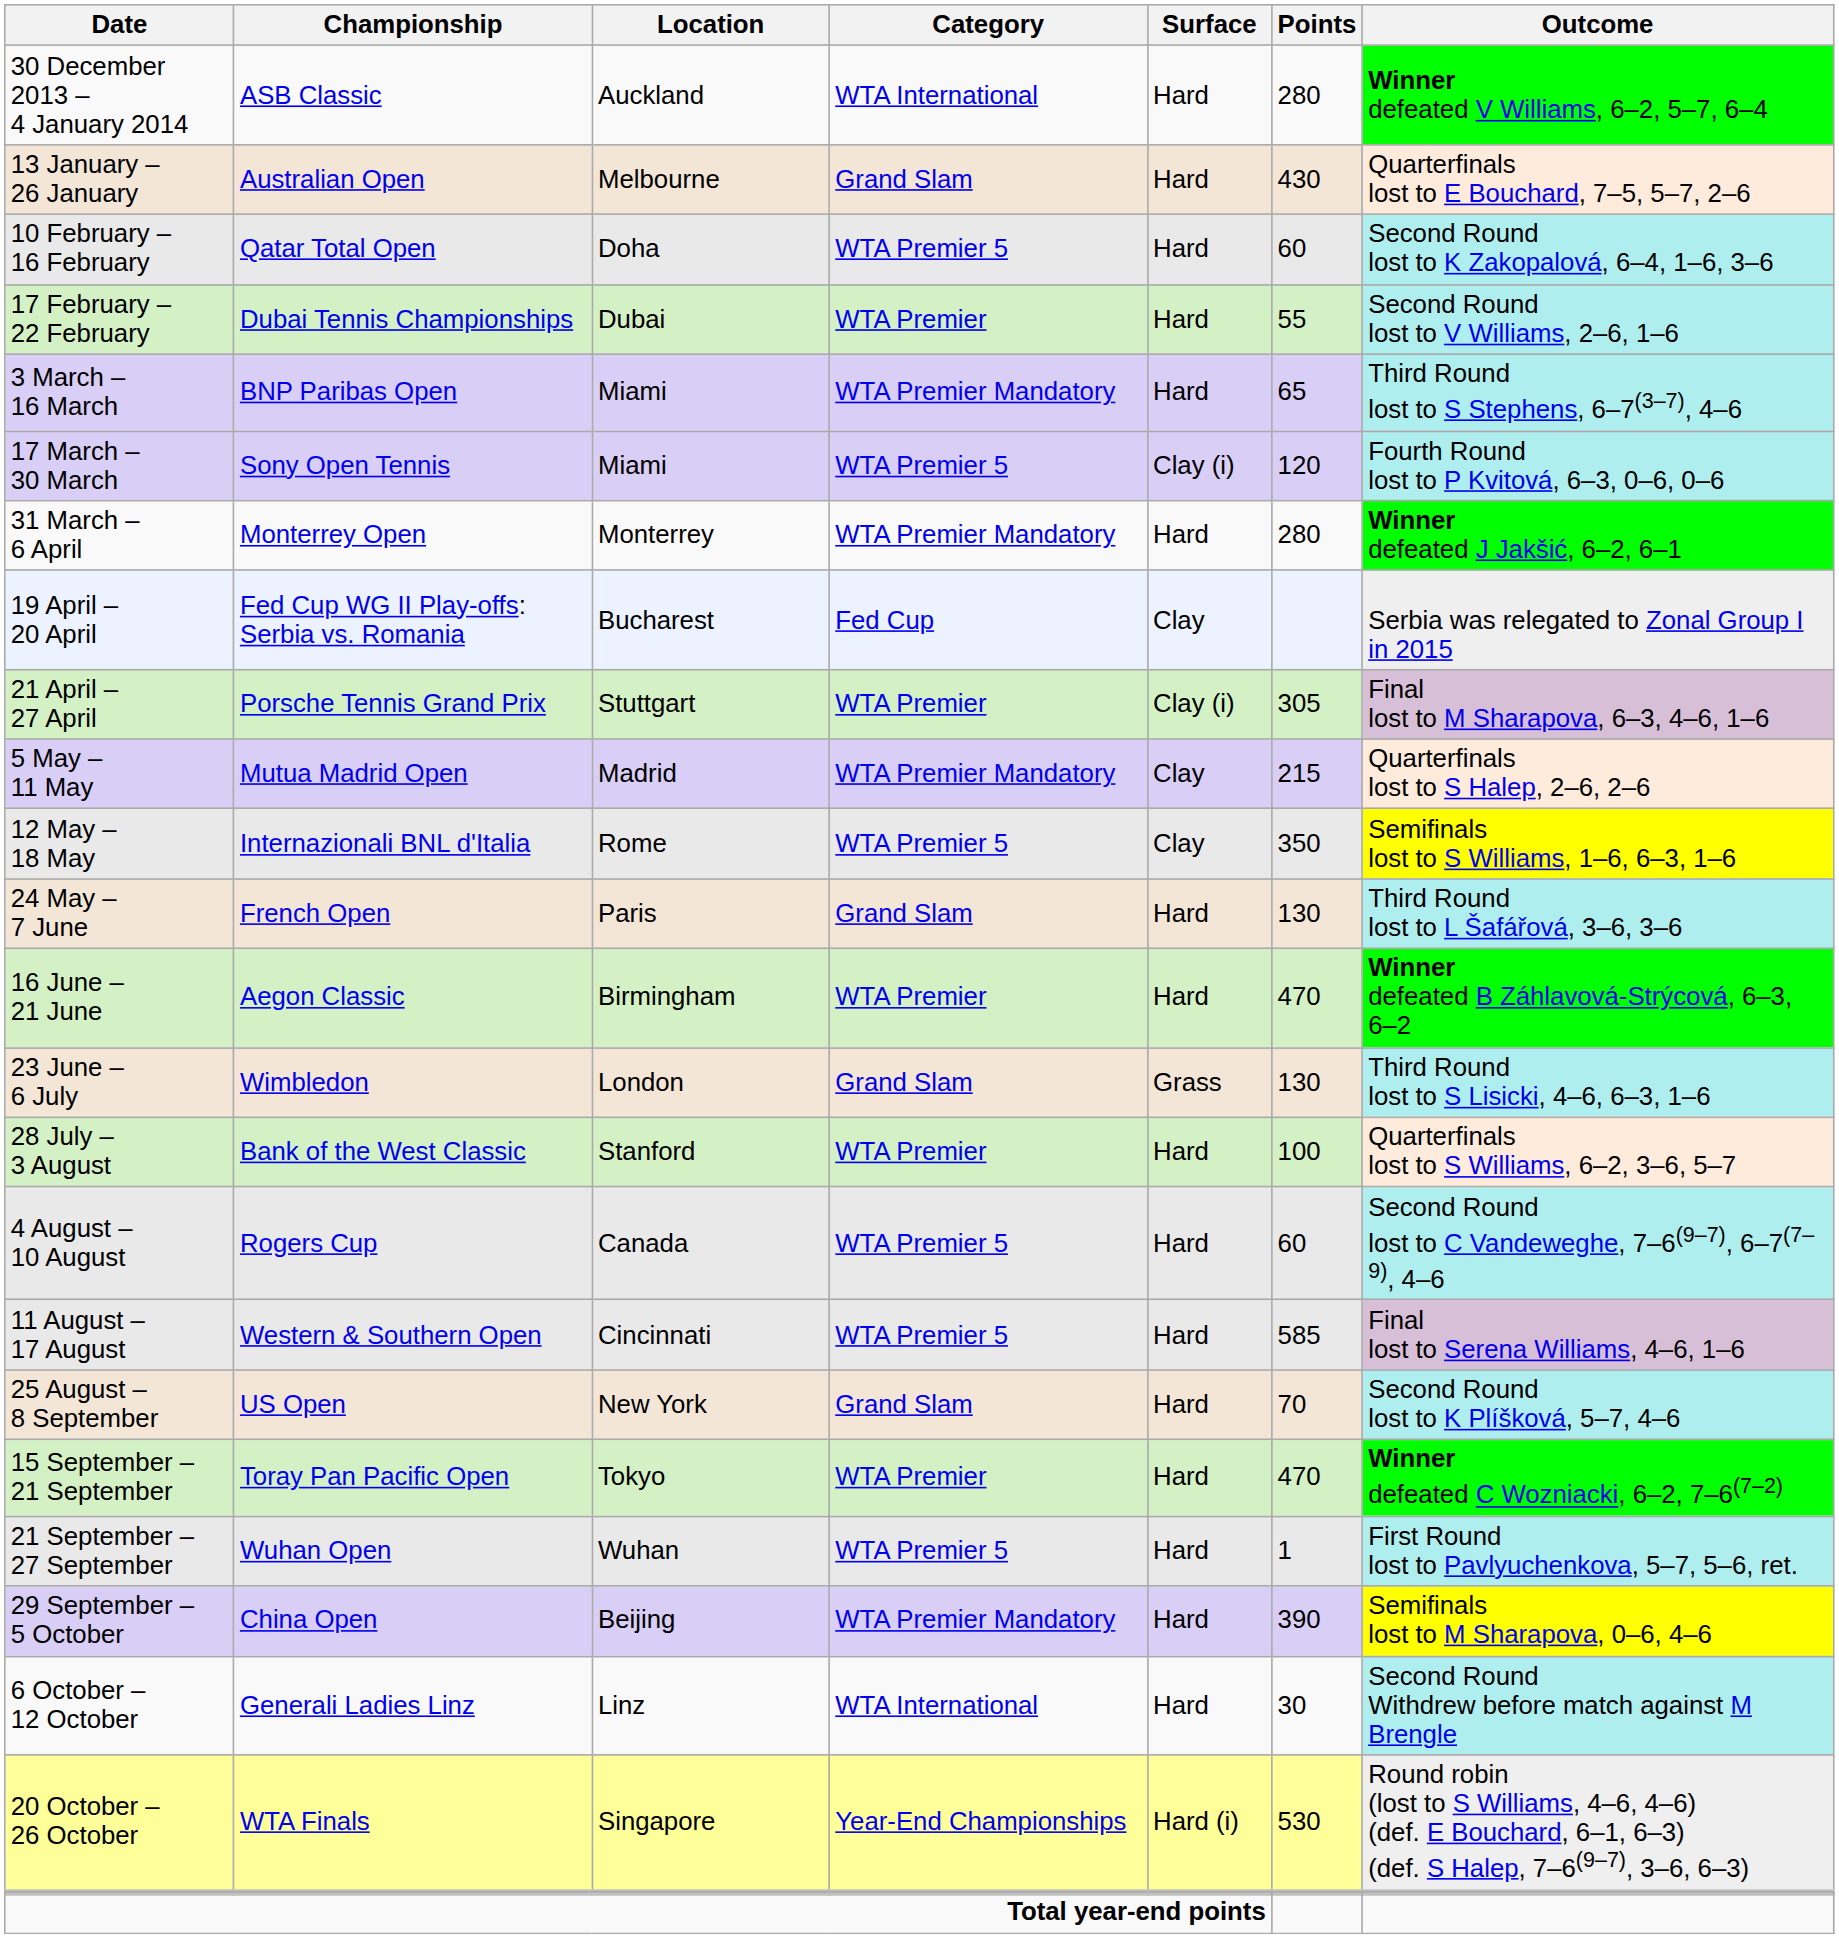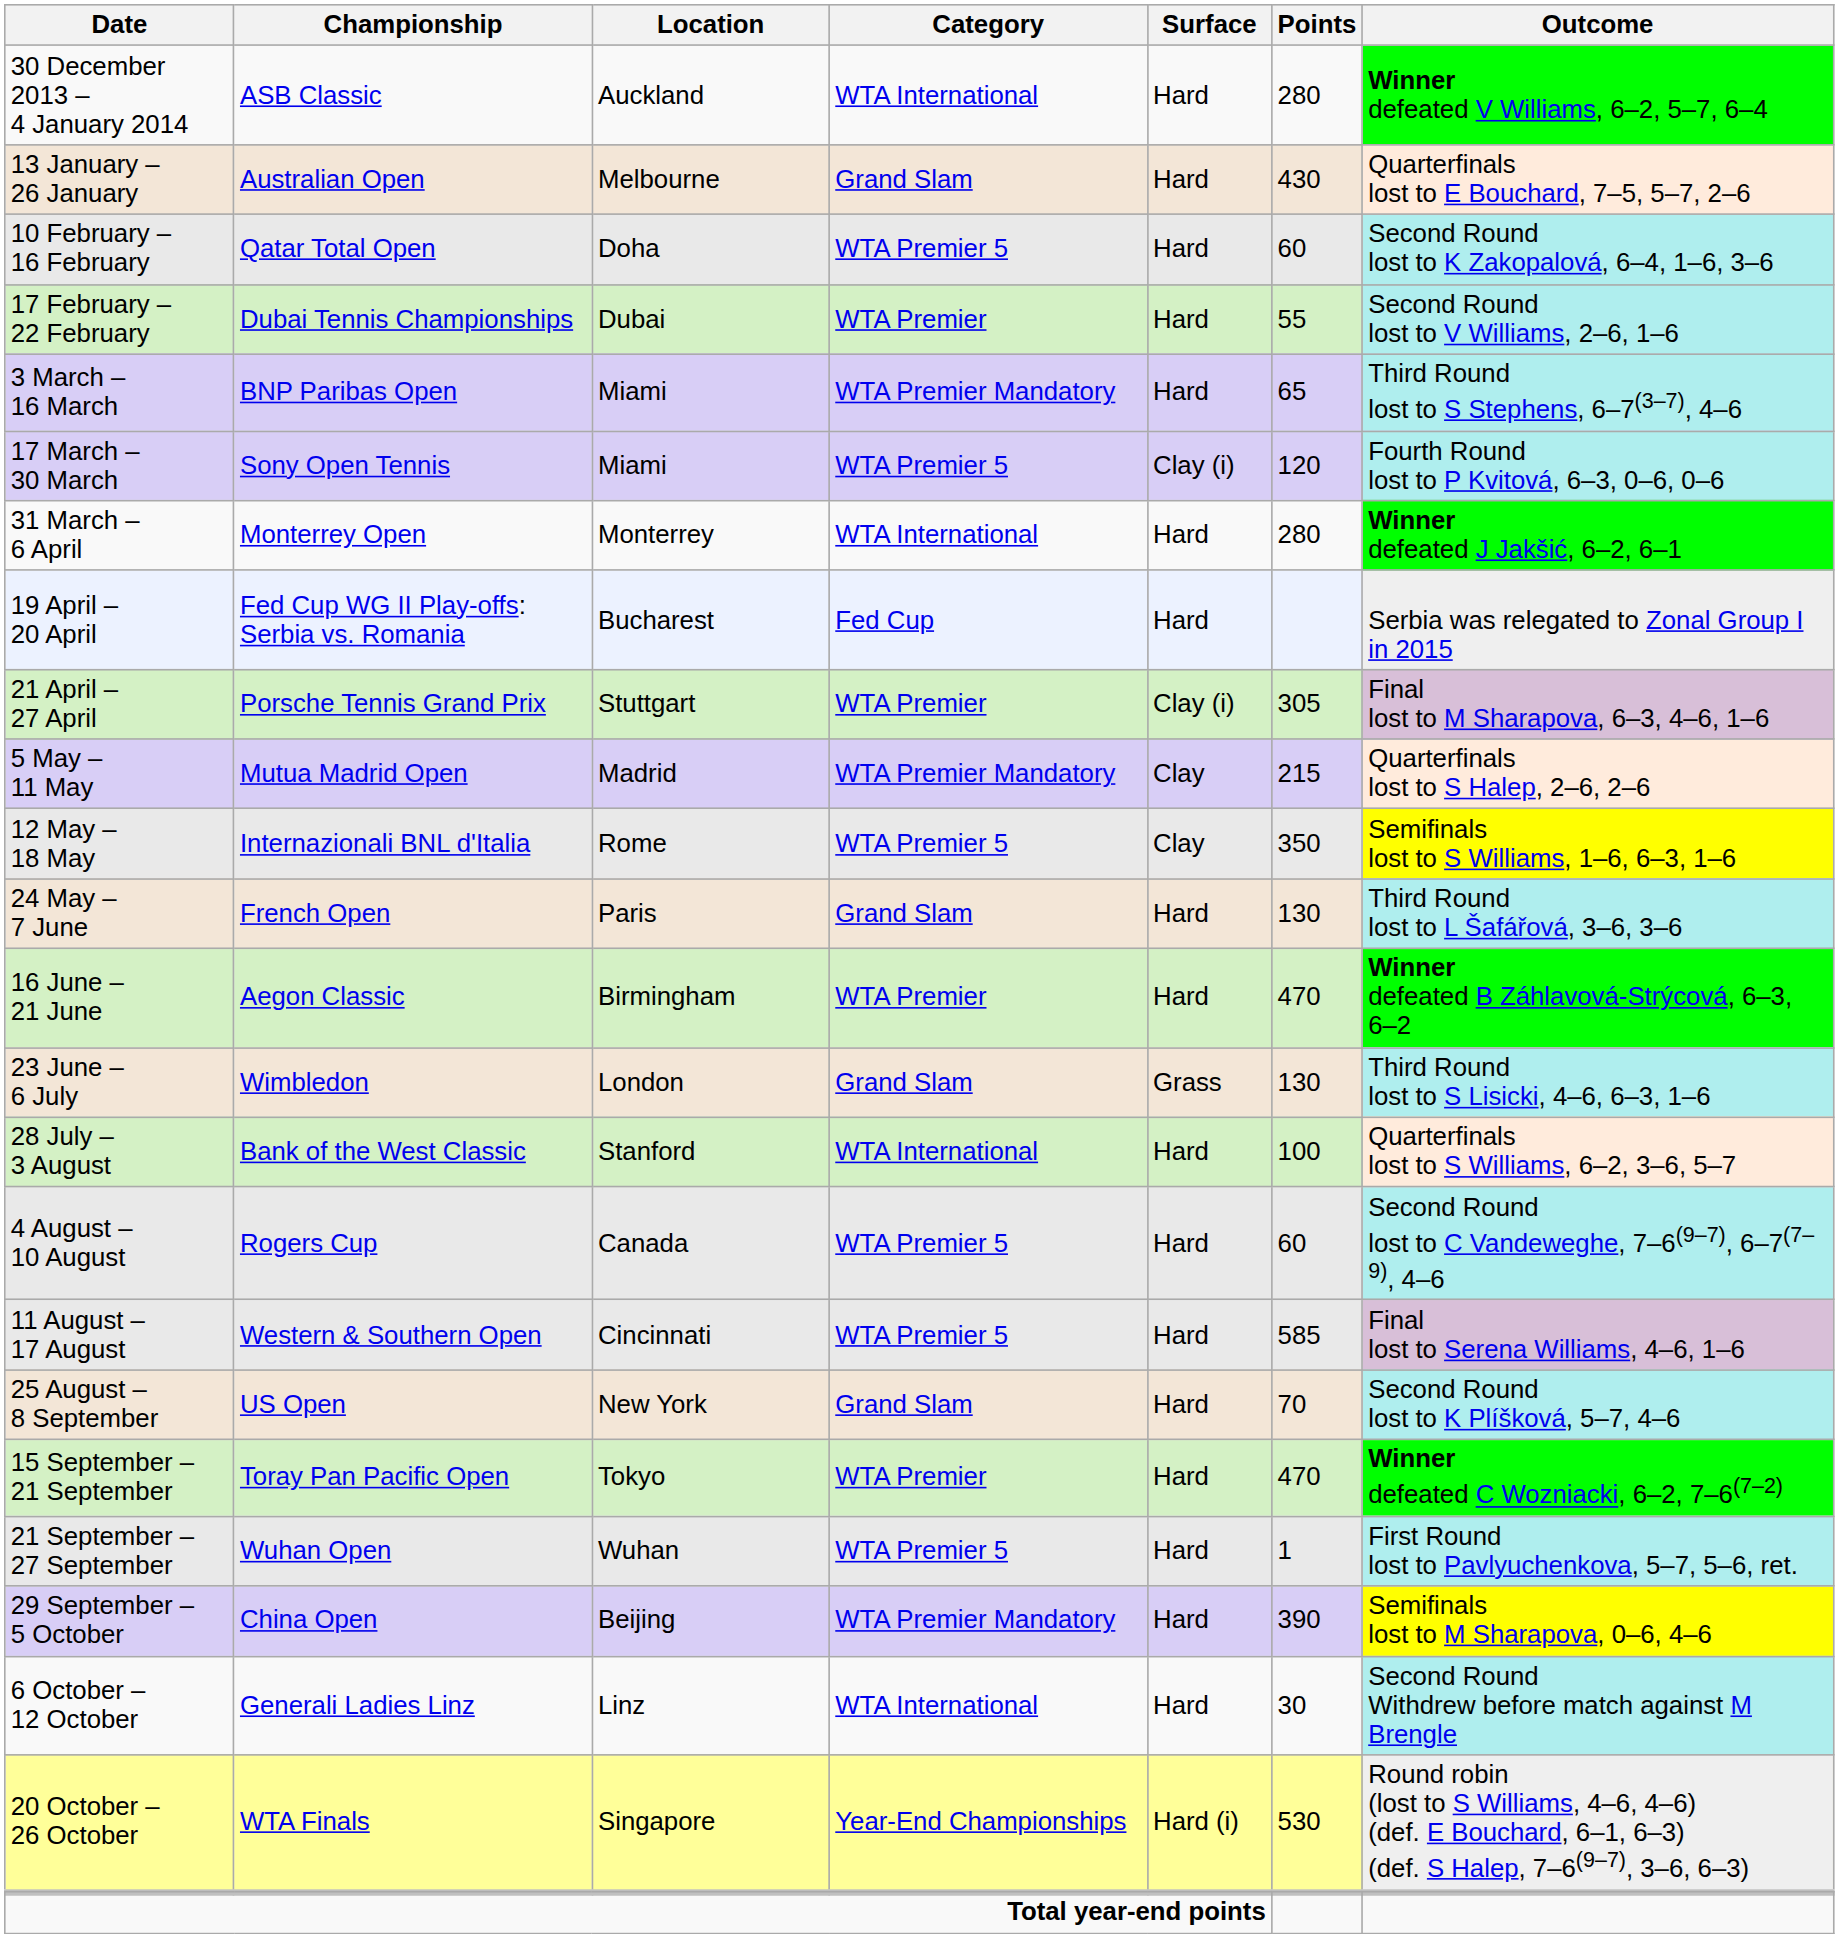(975, 535) WTA Premier Mandatory -> (937, 535) WTA International
(1179, 619) Clay -> (1181, 619) Hard
(911, 1151) WTA Premier -> (937, 1151) WTA International
